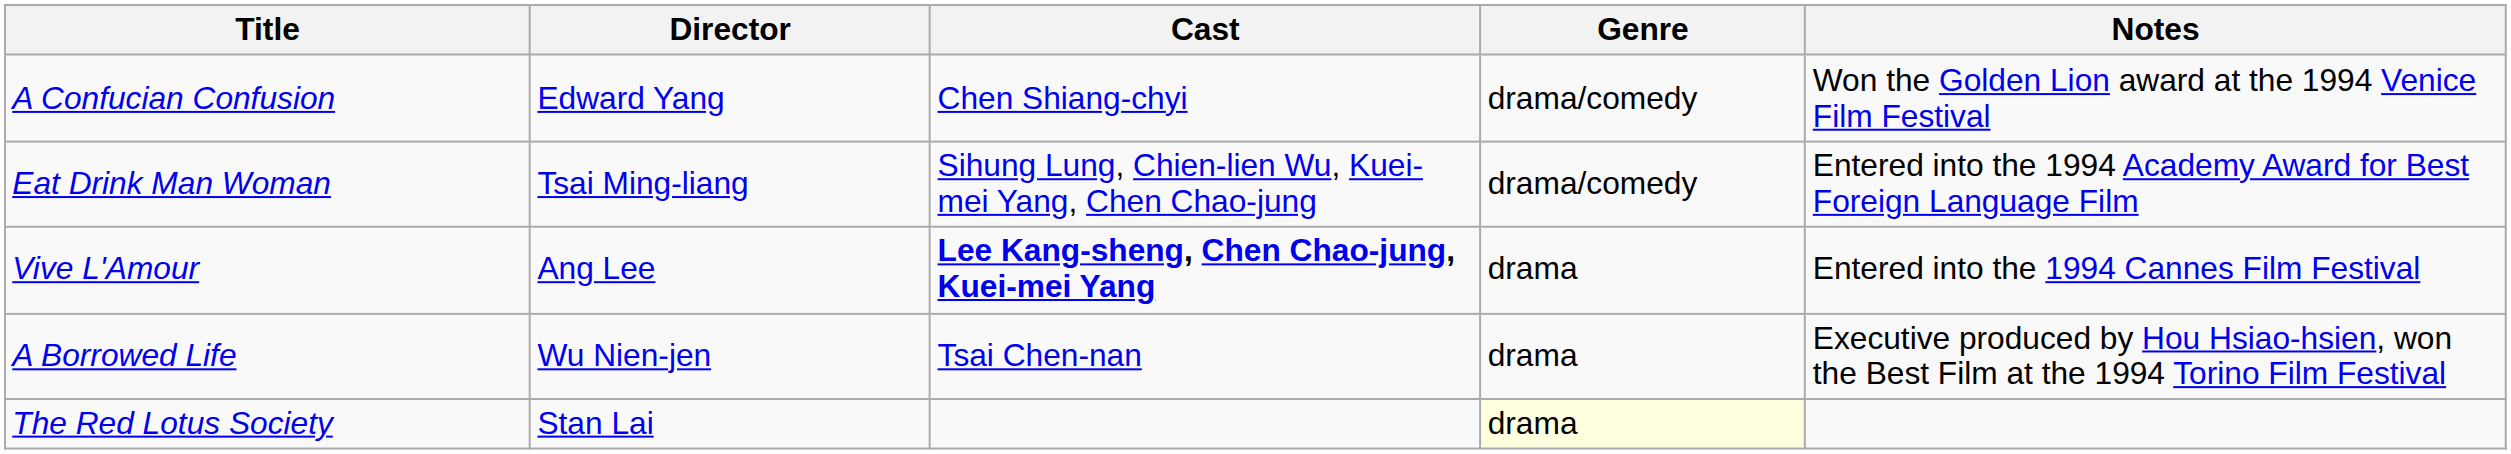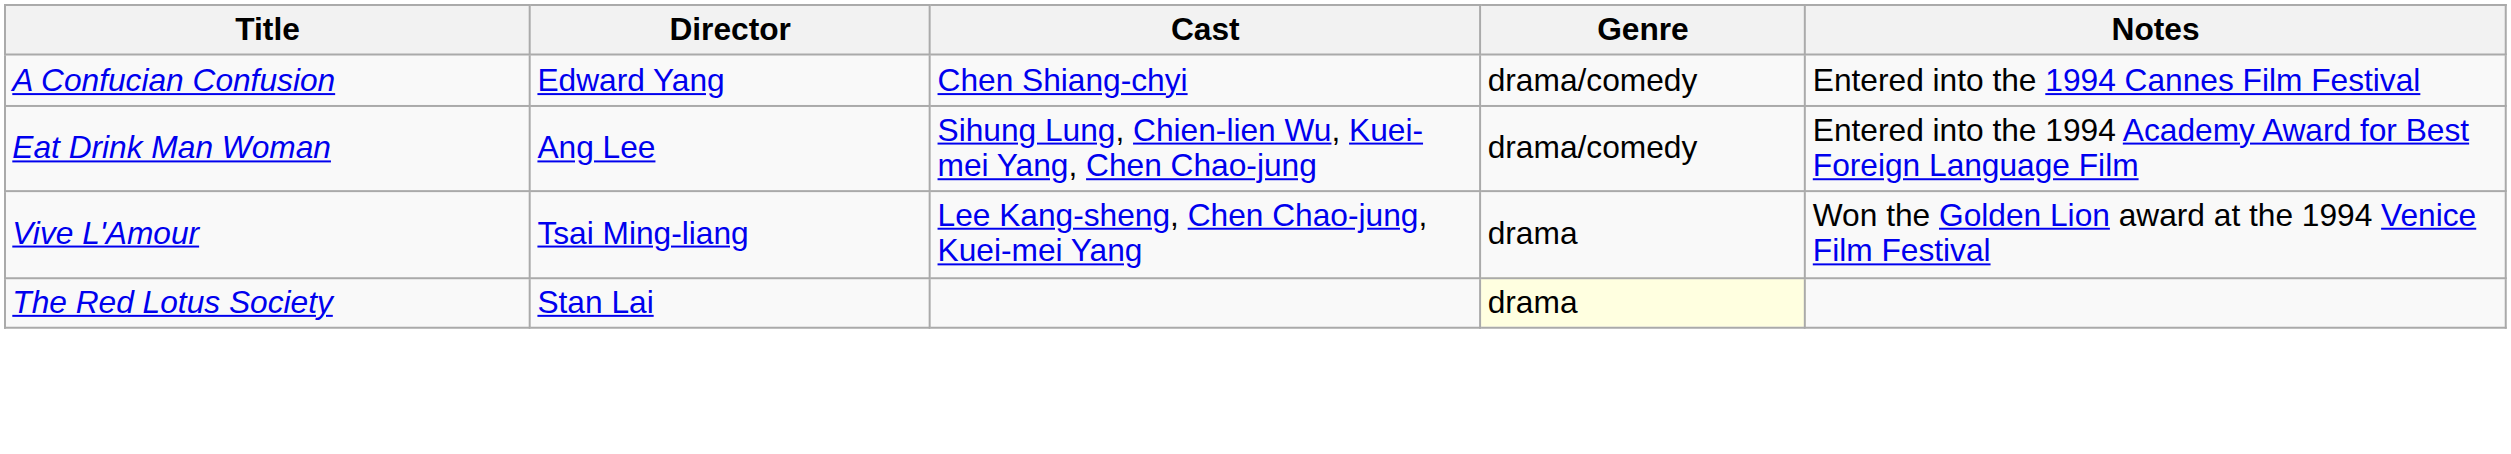(2145, 97) Won the Golden Lion award at the 1994 Venice Film Festival -> (2117, 79) Entered into the 1994 Cannes Film Festival
(643, 183) Tsai Ming-liang -> (596, 147) Ang Lee
(596, 269) Ang Lee -> (643, 233) Tsai Ming-liang
(1196, 269) bold -> (1182, 233) normal
(2117, 269) Entered into the 1994 Cannes Film Festival -> (2145, 233) Won the Golden Lion award at the 1994 Venice Film Festival
- row: (124, 355)
